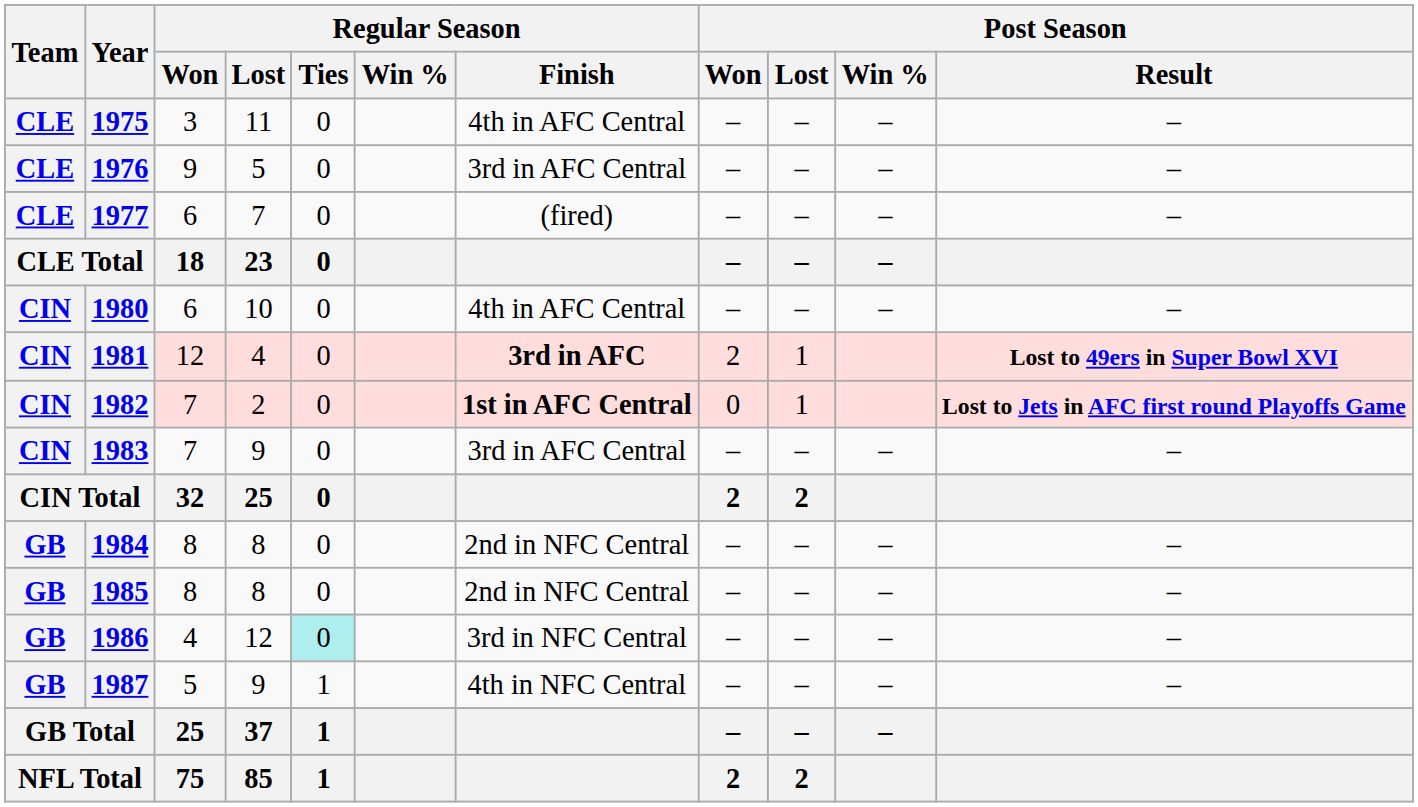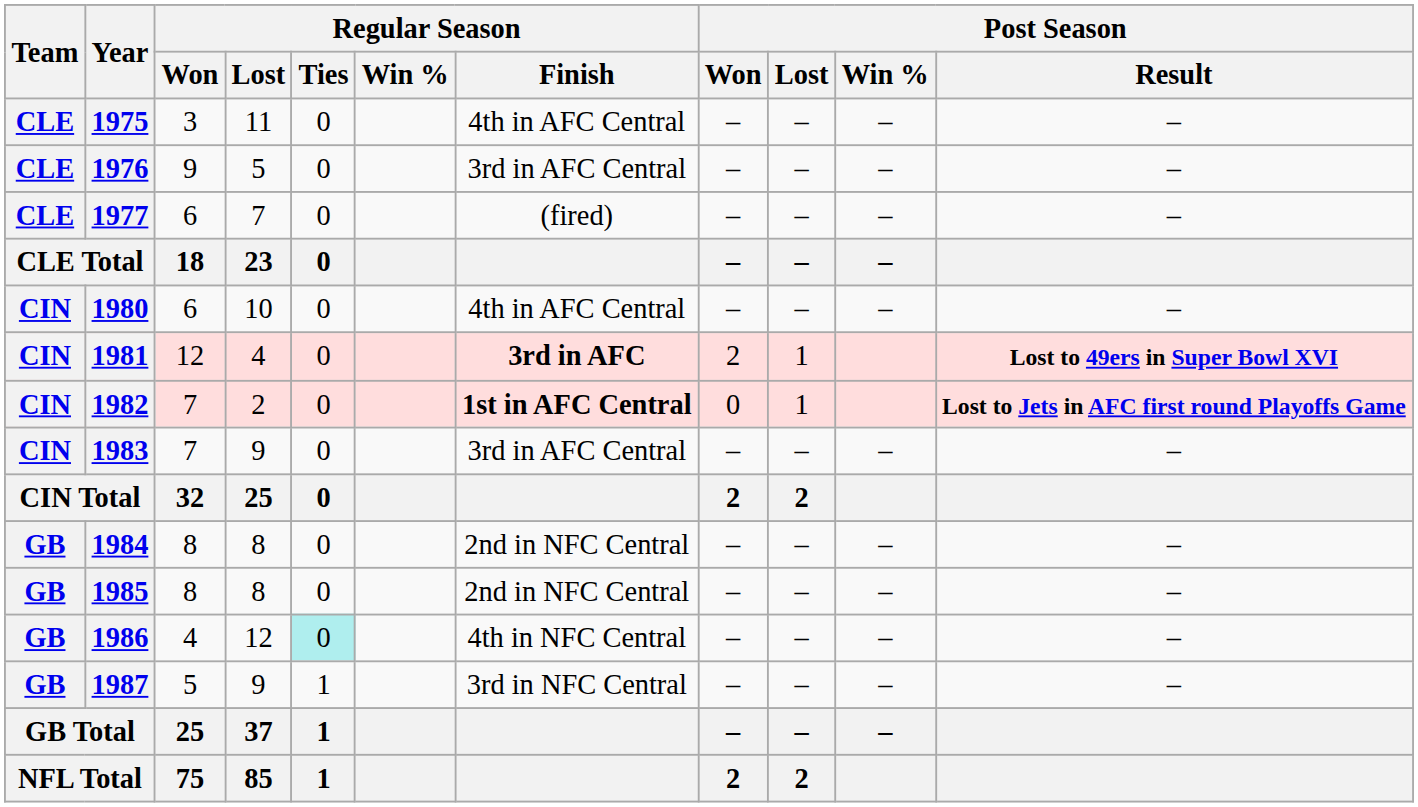(577, 637) 3rd in NFC Central -> (577, 637) 4th in NFC Central
(577, 684) 4th in NFC Central -> (577, 684) 3rd in NFC Central
